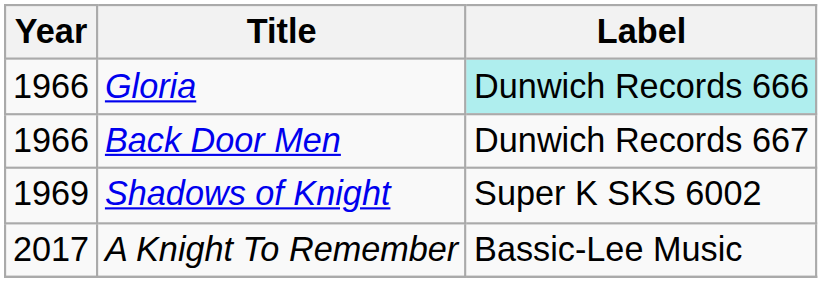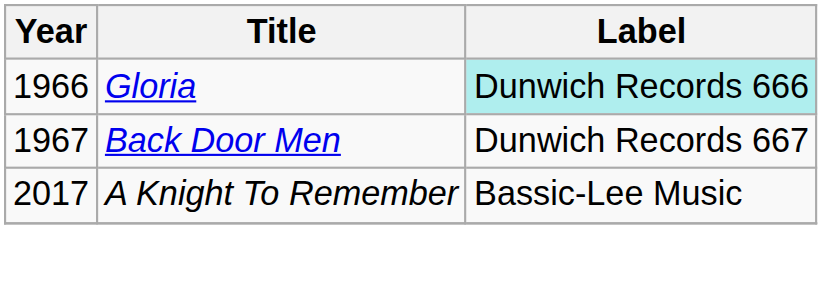(51, 140) 1966 -> (51, 140) 1967
- row: (248, 194)
